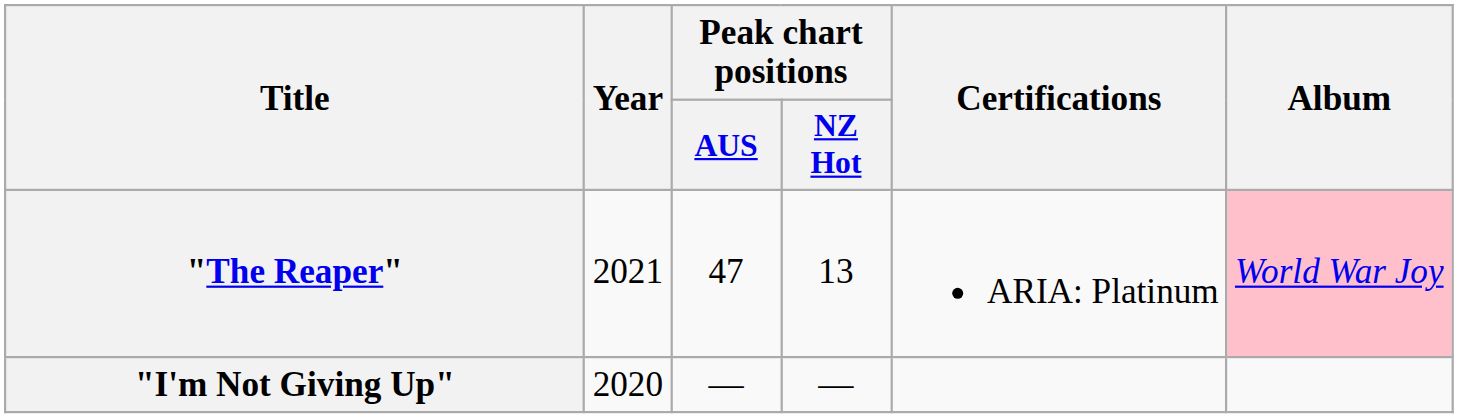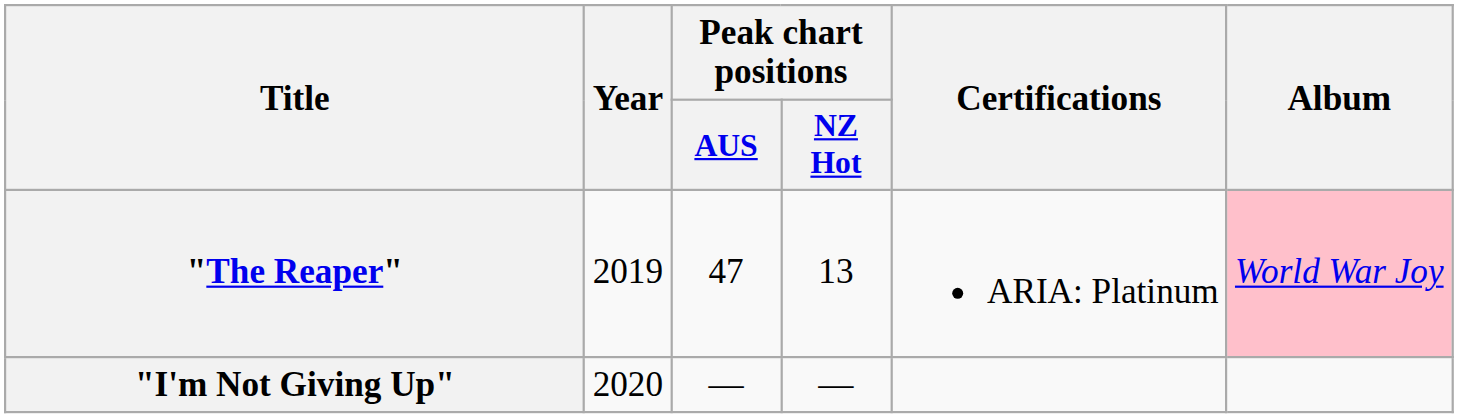(628, 272) 2021 -> (628, 272) 2019
